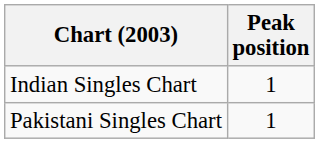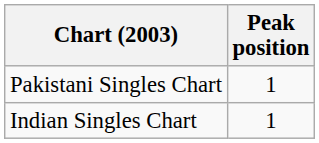rows swapped: (116, 120) <-> (103, 84)
